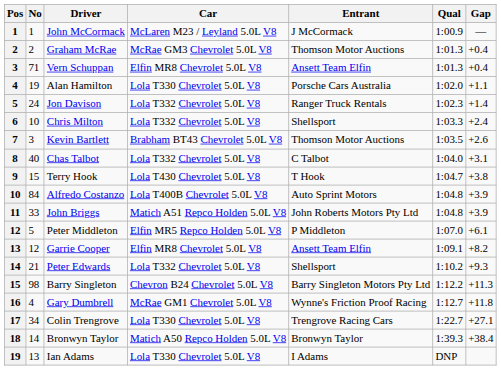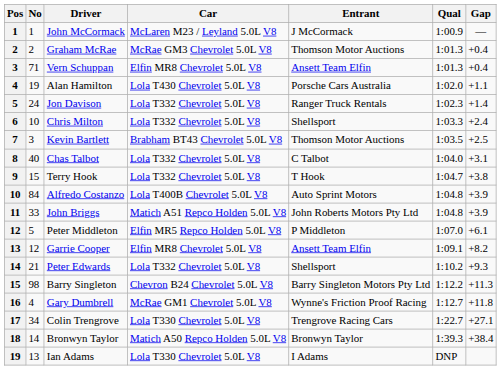(195, 85) Lola T330 Chevrolet 5.0L V8 -> (195, 85) Lola T430 Chevrolet 5.0L V8
(478, 140) +2.6 -> (478, 140) +2.5
(195, 176) Lola T430 Chevrolet 5.0L V8 -> (195, 176) Lola T332 Chevrolet 5.0L V8
